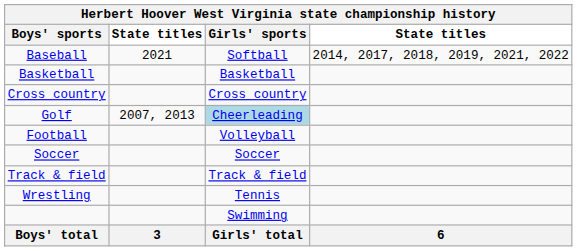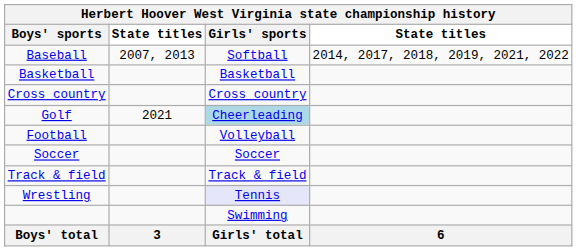(157, 55) 2021 -> (157, 55) 2007, 2013
(157, 115) 2007, 2013 -> (157, 115) 2021
(257, 195) no background -> (257, 195) lavender background
